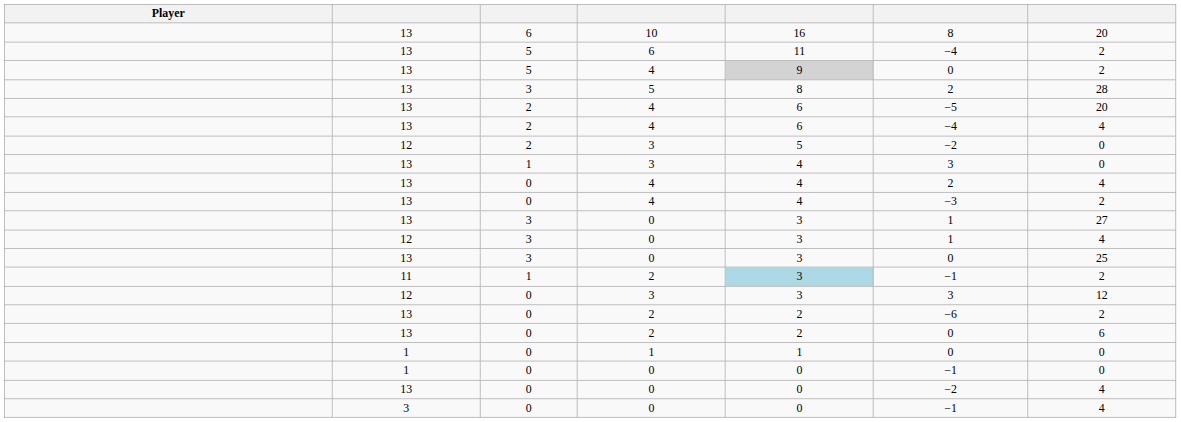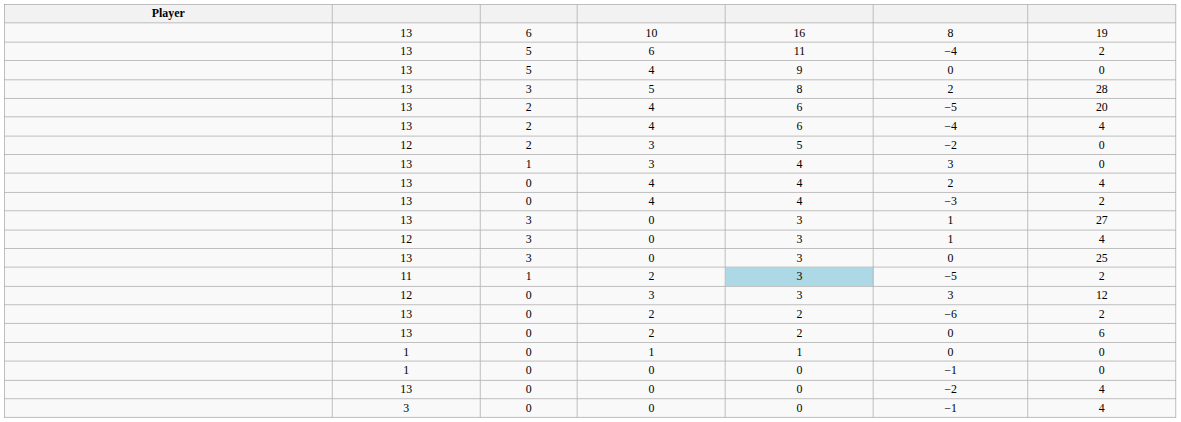(1102, 32) 20 -> (1102, 32) 19
(799, 70) lightgrey background -> (799, 70) no background
(1102, 70) 2 -> (1102, 70) 0
(951, 276) −1 -> (951, 276) −5
